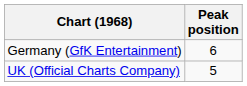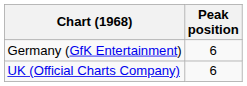(213, 71) 5 -> (213, 71) 6
